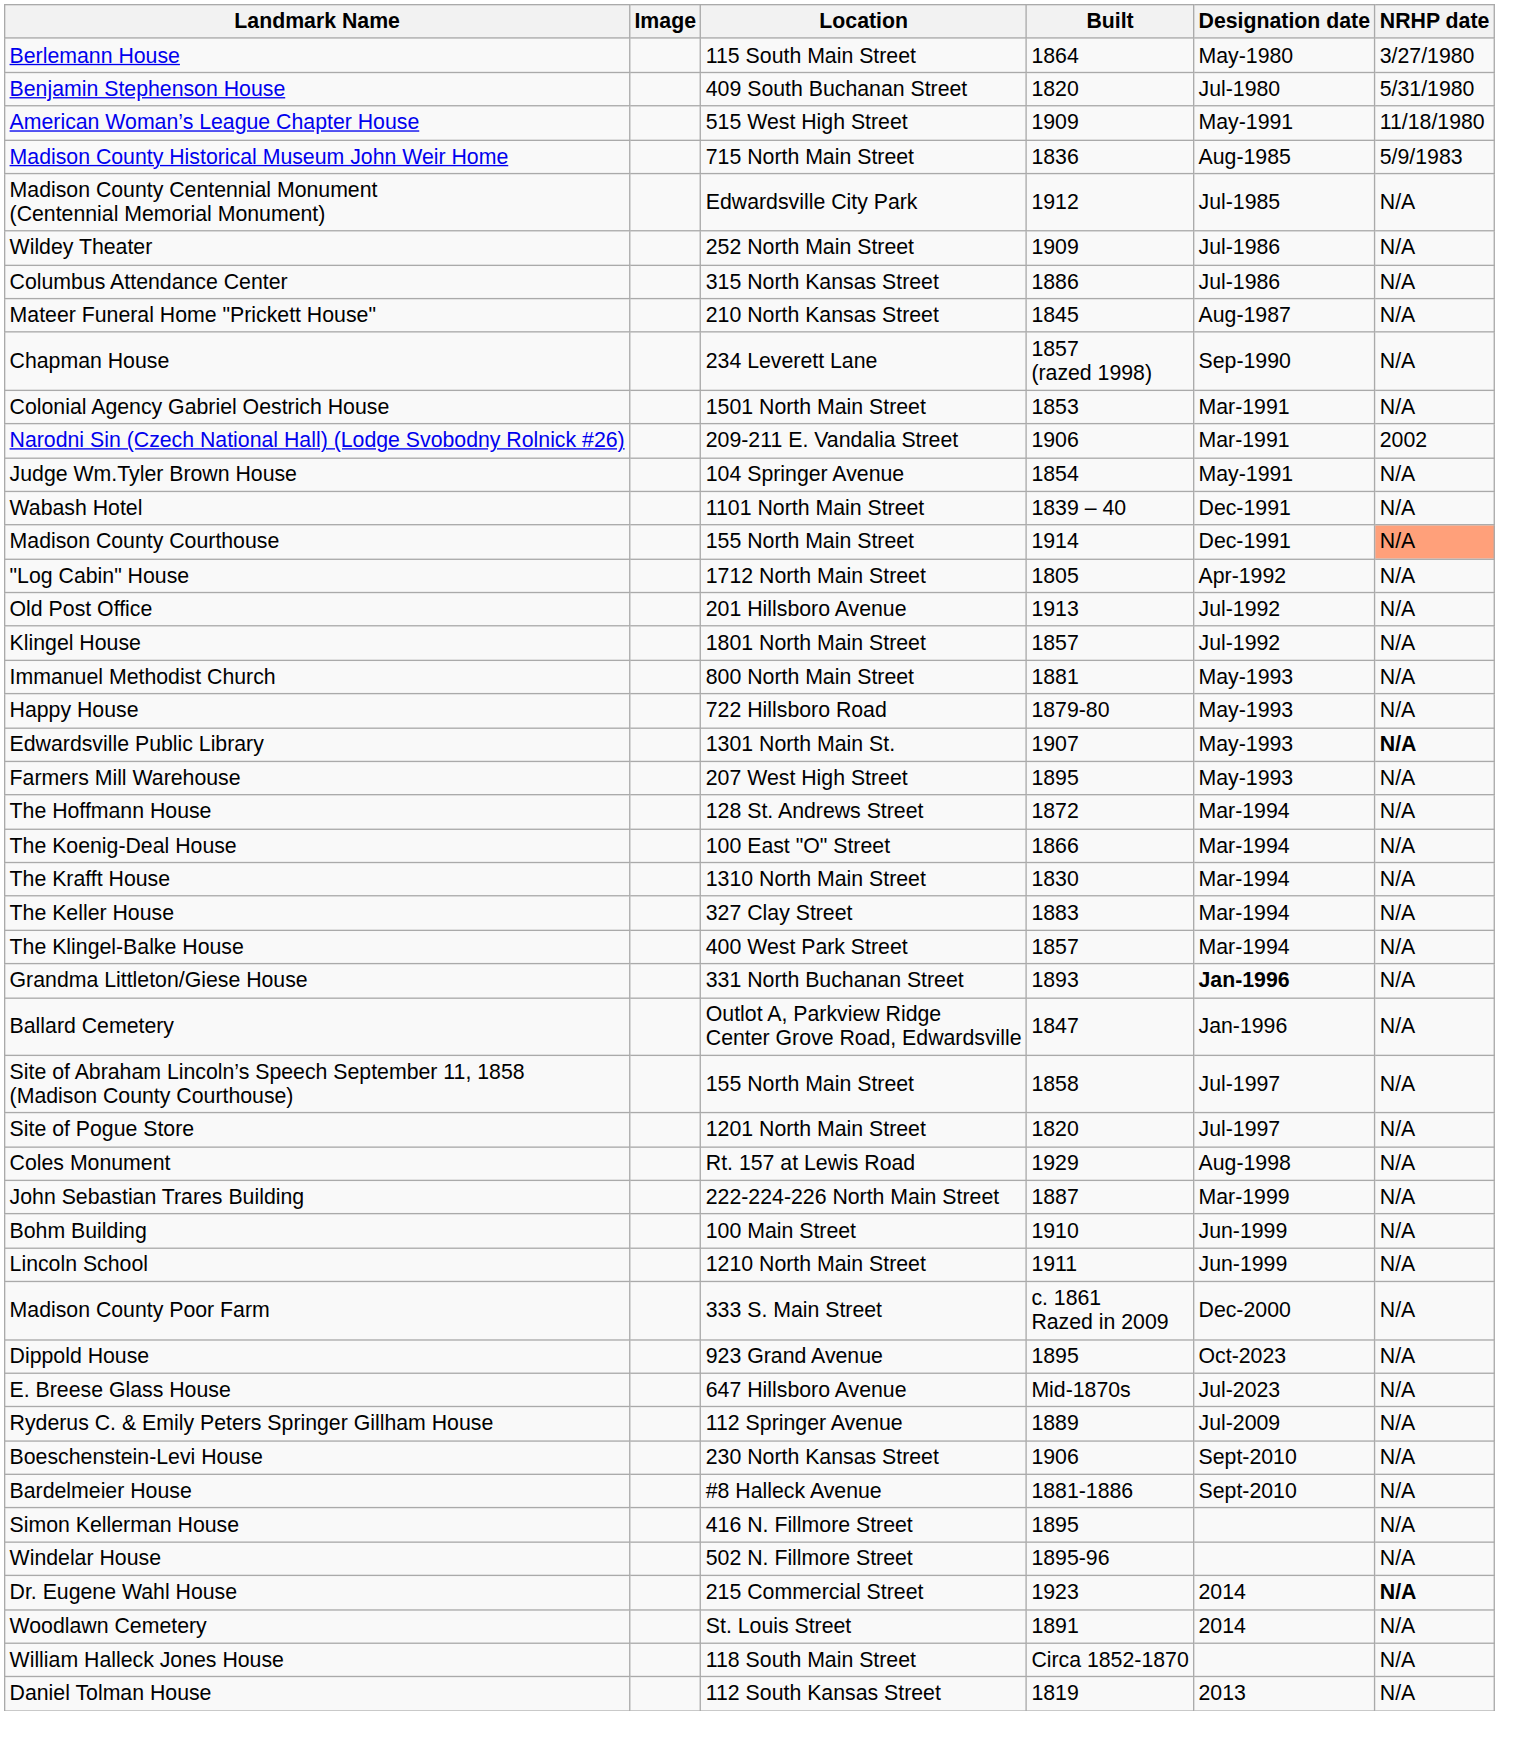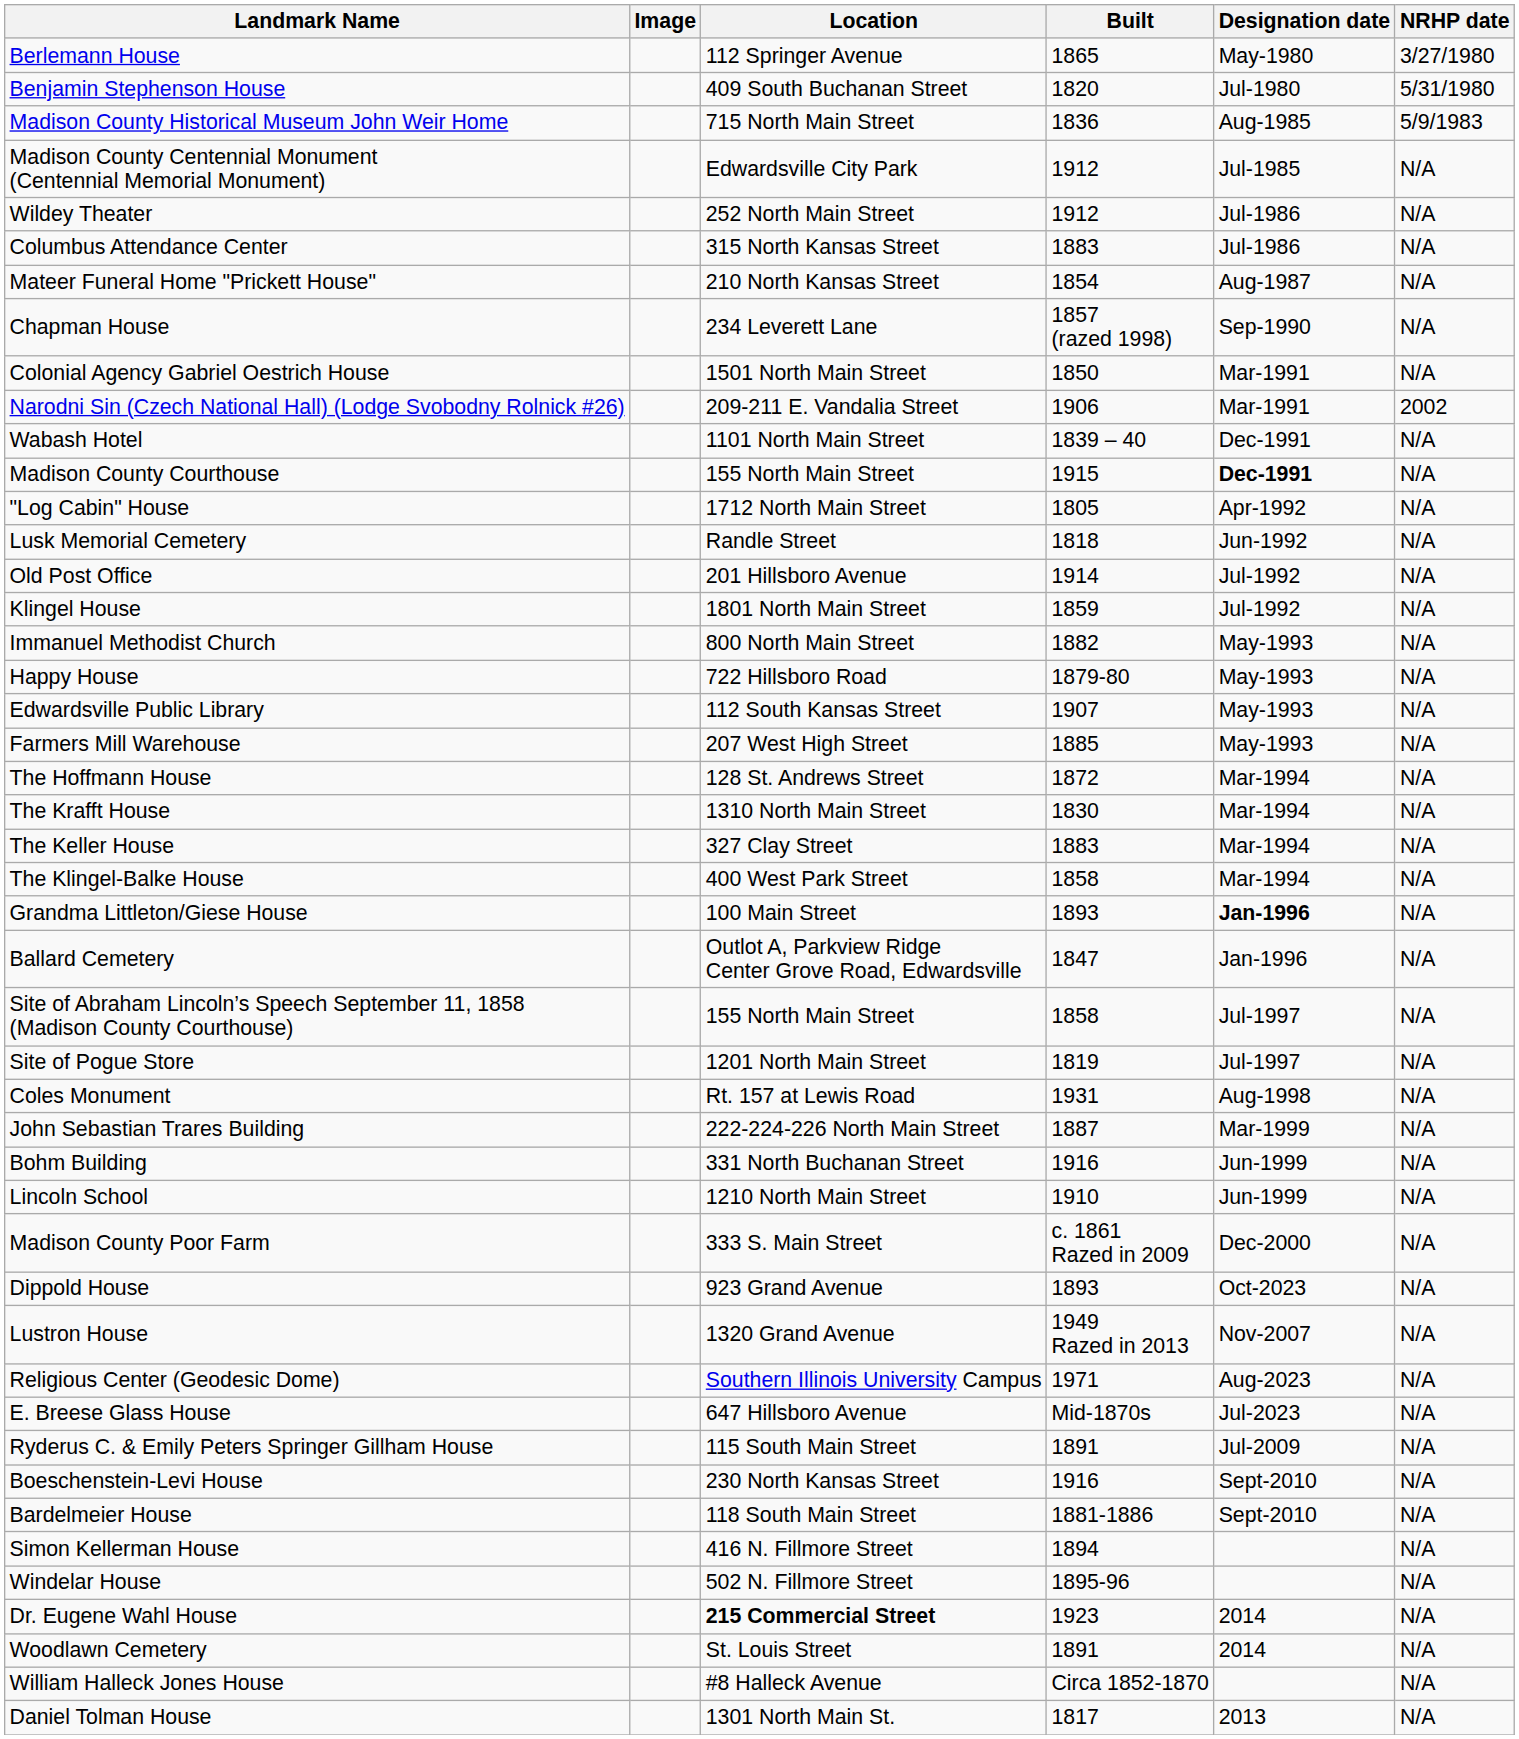(811, 55) 115 South Main Street -> (804, 55) 112 Springer Avenue
(1055, 55) 1864 -> (1075, 55) 1865
- row: (214, 122)
(1055, 247) 1909 -> (1075, 214) 1912
(1055, 281) 1886 -> (1075, 247) 1883
(1055, 315) 1845 -> (1075, 281) 1854
(1055, 406) 1853 -> (1075, 372) 1850
- row: (153, 474)
(1055, 541) 1914 -> (1075, 474) 1915
(1245, 541) normal -> (1265, 474) bold
(1398, 541) lightsalmon background -> (1418, 474) no background
+ row: (128, 541)
(1055, 609) 1913 -> (1075, 575) 1914
(1055, 642) 1857 -> (1075, 609) 1859
(1055, 676) 1881 -> (1075, 642) 1882
(800, 744) 1301 North Main St. -> (823, 710) 112 South Kansas Street
(1398, 744) bold -> (1418, 710) normal
(1055, 777) 1895 -> (1075, 744) 1885
- row: (123, 845)
(1055, 946) 1857 -> (1075, 879) 1858
(835, 980) 331 North Buchanan Street -> (781, 912) 100 Main Street
(1055, 1129) 1820 -> (1075, 1062) 1819
(1055, 1163) 1929 -> (1075, 1095) 1931
(781, 1230) 100 Main Street -> (835, 1163) 331 North Buchanan Street
(1055, 1230) 1910 -> (1075, 1163) 1916
(1054, 1264) 1911 -> (1075, 1197) 1910
(1055, 1356) 1895 -> (1075, 1288) 1893
+ row: (79, 1334)
+ row: (175, 1379)
(804, 1423) 112 Springer Avenue -> (811, 1447) 115 South Main Street
(1055, 1423) 1889 -> (1075, 1447) 1891
(1055, 1457) 1906 -> (1075, 1481) 1916
(794, 1491) #8 Halleck Avenue -> (811, 1514) 118 South Main Street
(1055, 1524) 1895 -> (1075, 1548) 1894
(815, 1592) normal -> (821, 1616) bold
(1398, 1592) bold -> (1418, 1616) normal
(811, 1659) 118 South Main Street -> (794, 1683) #8 Halleck Avenue
(823, 1693) 112 South Kansas Street -> (800, 1717) 1301 North Main St.
(1055, 1693) 1819 -> (1075, 1717) 1817
